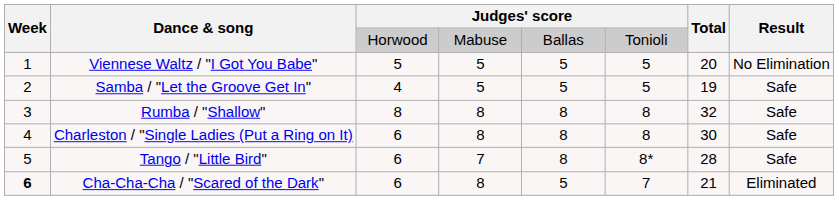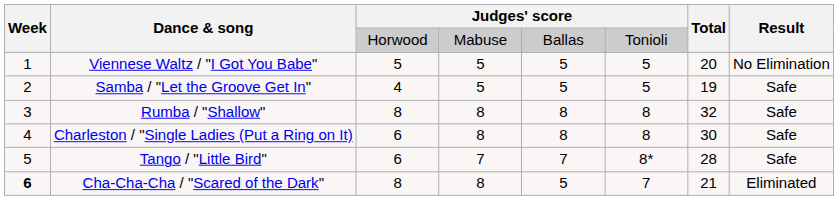(563, 159) 8 -> (563, 159) 7
(398, 183) 6 -> (398, 183) 8
